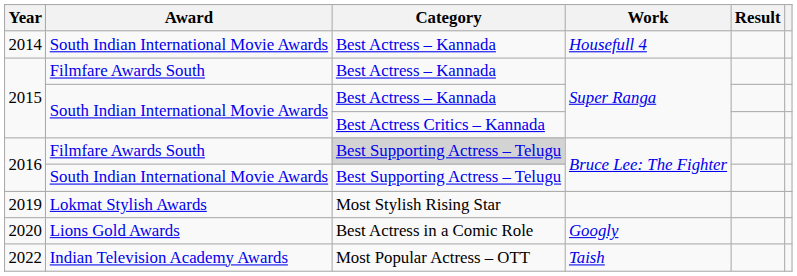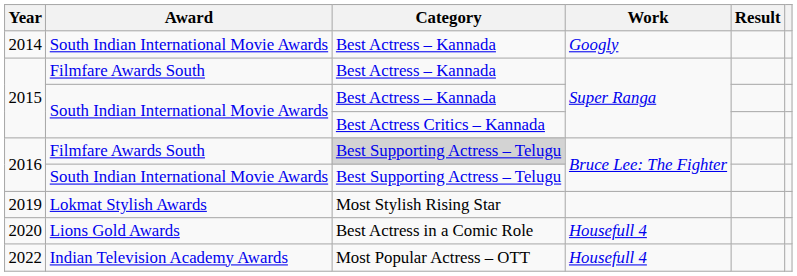(608, 44) Housefull 4 -> (594, 44) Googly
(594, 230) Googly -> (608, 230) Housefull 4
(587, 257) Taish -> (608, 257) Housefull 4
